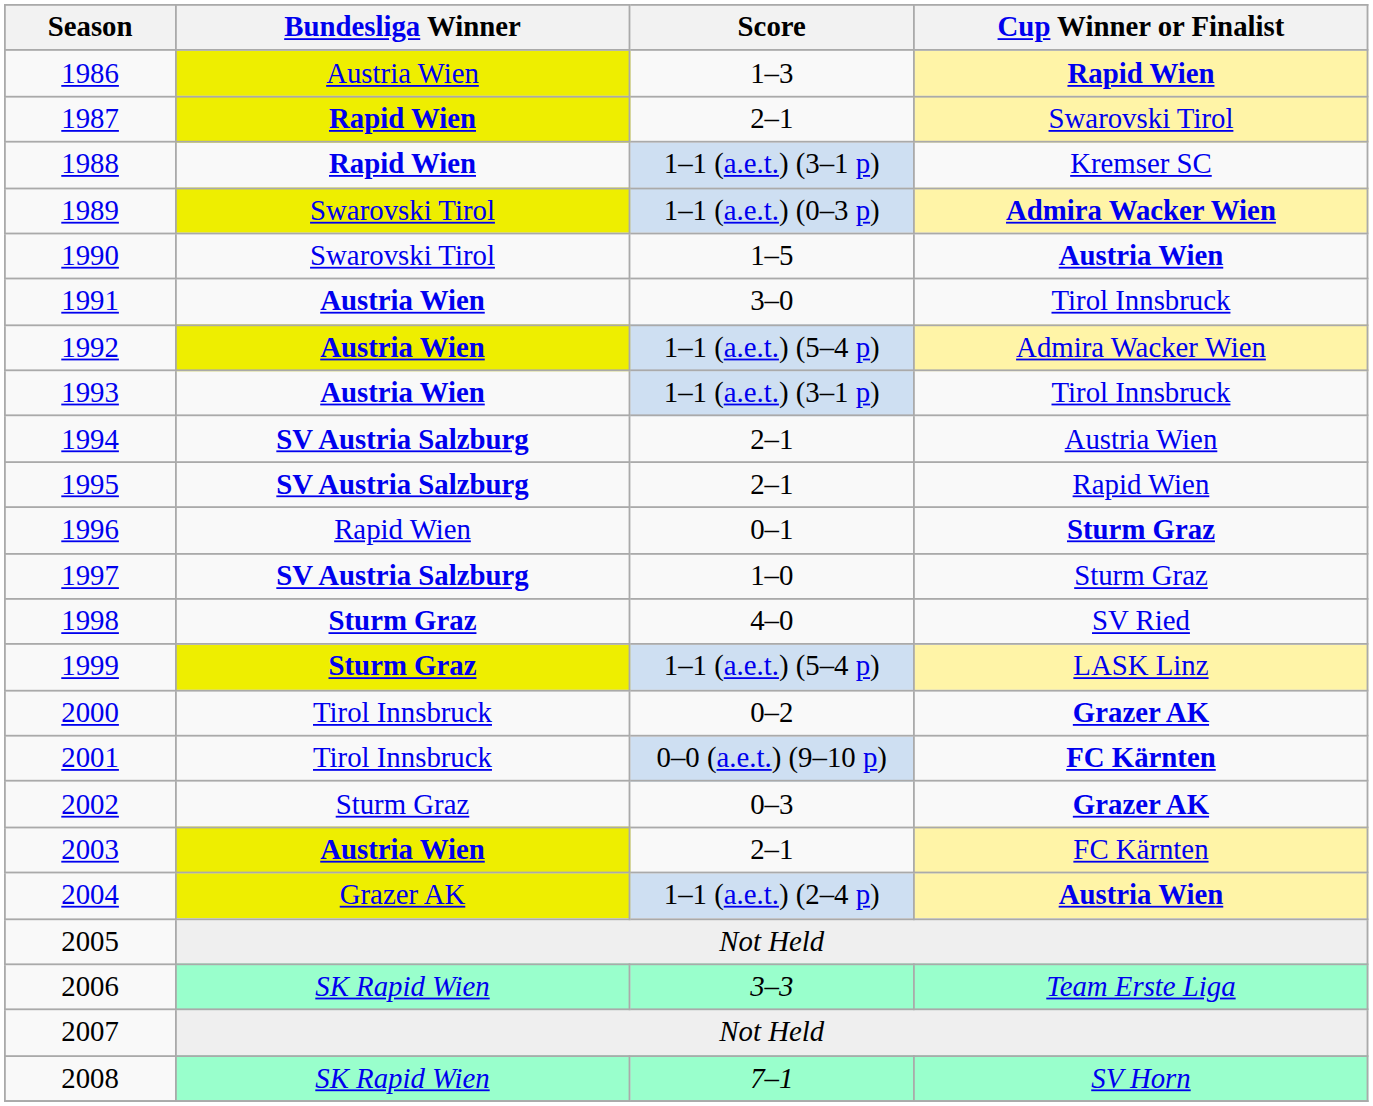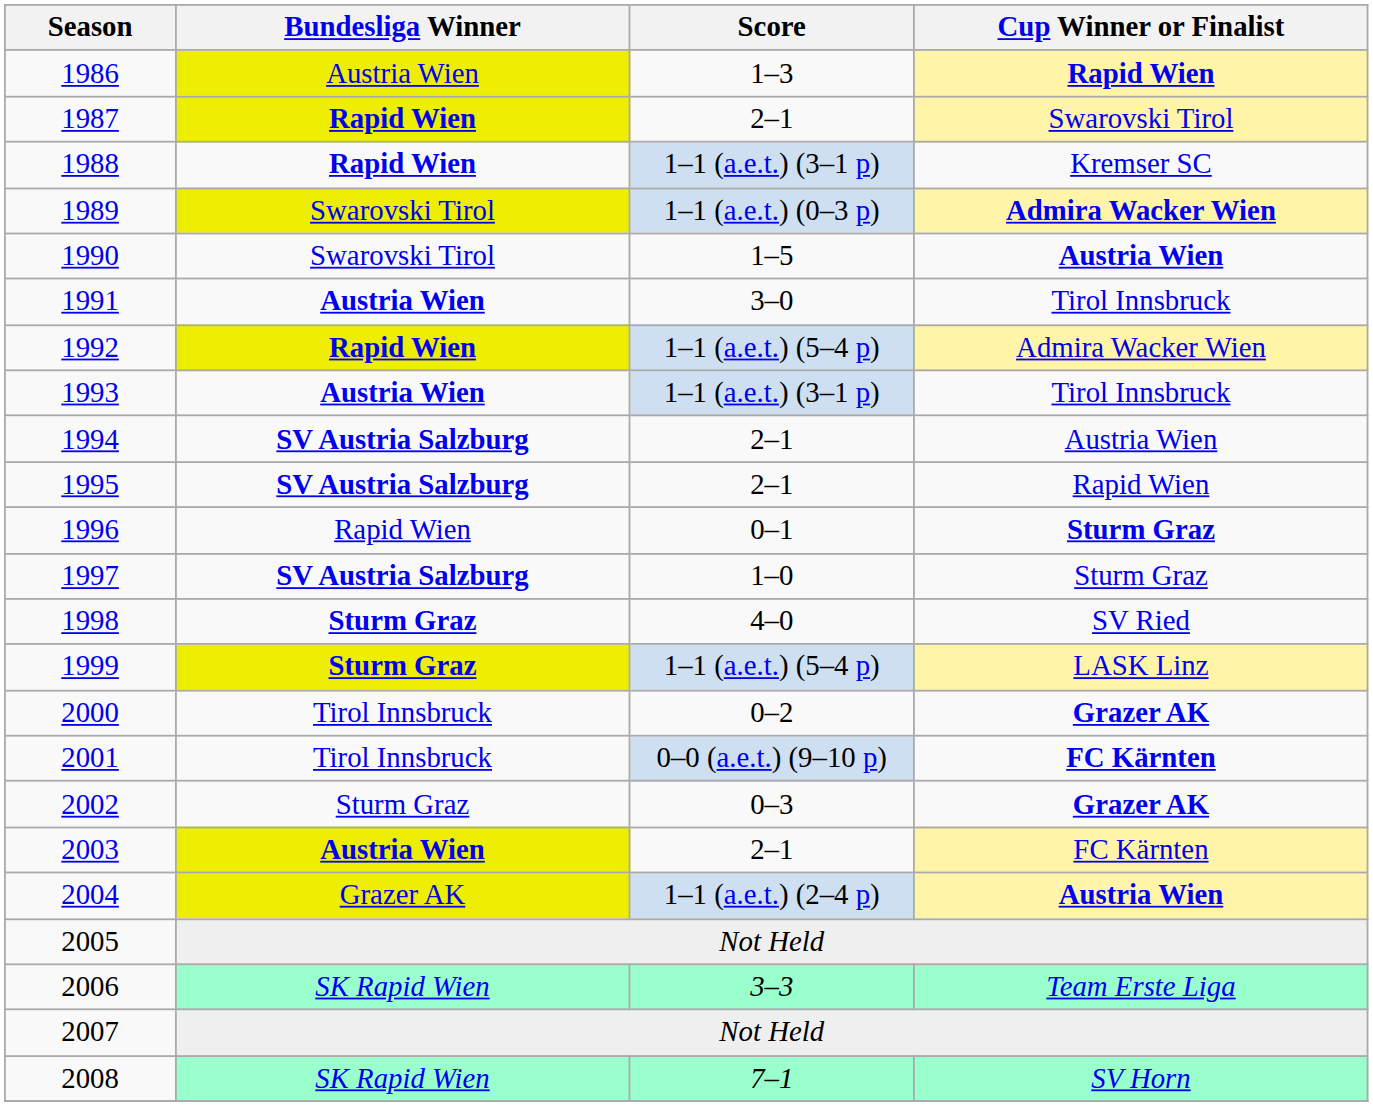(402, 347) Austria Wien -> (402, 347) Rapid Wien
